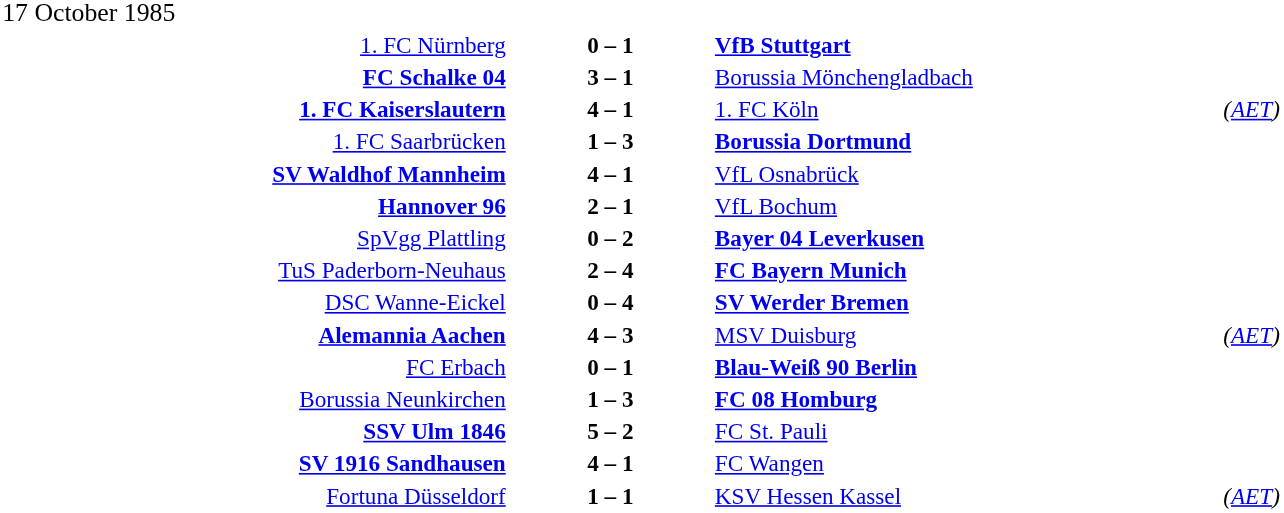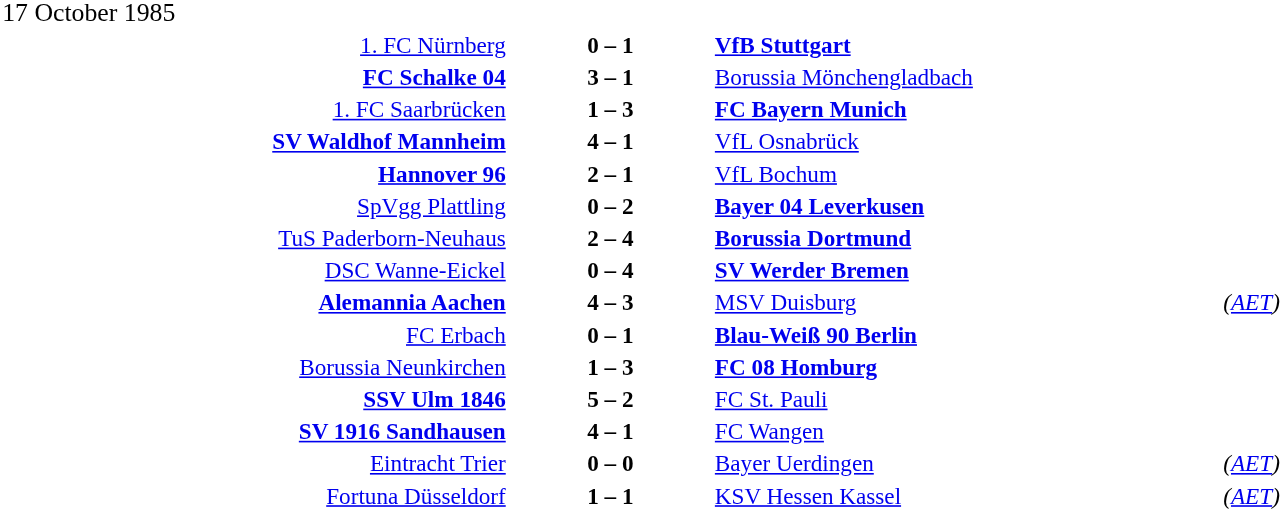- row: (402, 109)
(813, 141) Borussia Dortmund -> (811, 109) FC Bayern Munich
(811, 270) FC Bayern Munich -> (813, 238) Borussia Dortmund
+ row: (438, 463)
